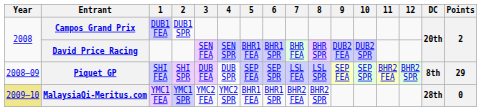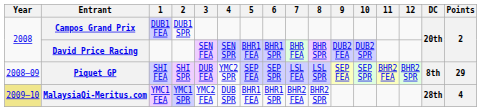(229, 73) DUB SPR -> (229, 73) YMC2 SPR
(229, 96) YMC2 SPR -> (229, 96) DUB SPR
(461, 96) 0 -> (461, 96) 4
